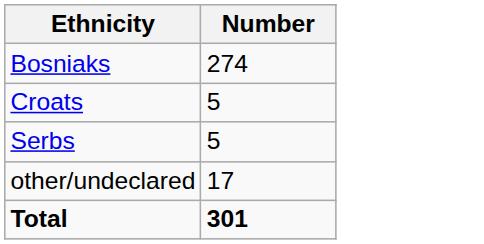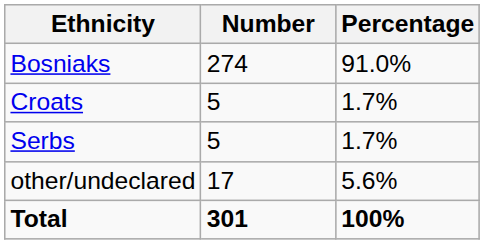+ column: (408, 24)
